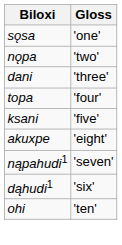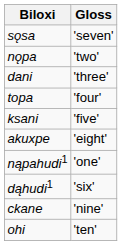(87, 35) 'one' -> (94, 35) 'seven'
(94, 162) 'seven' -> (87, 162) 'one'
+ row: (25, 209)
